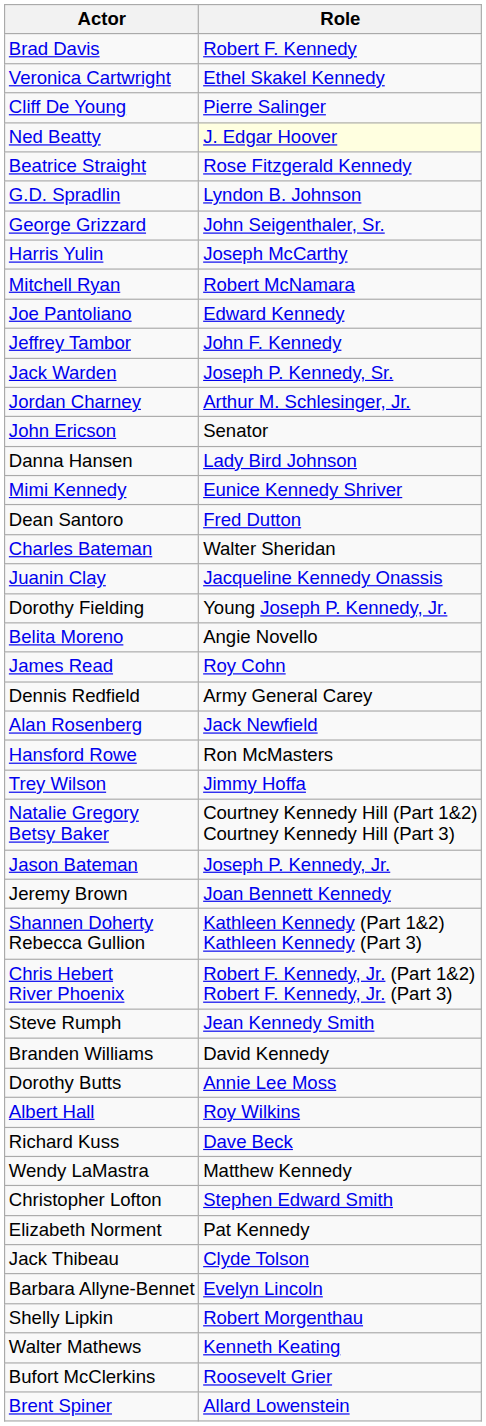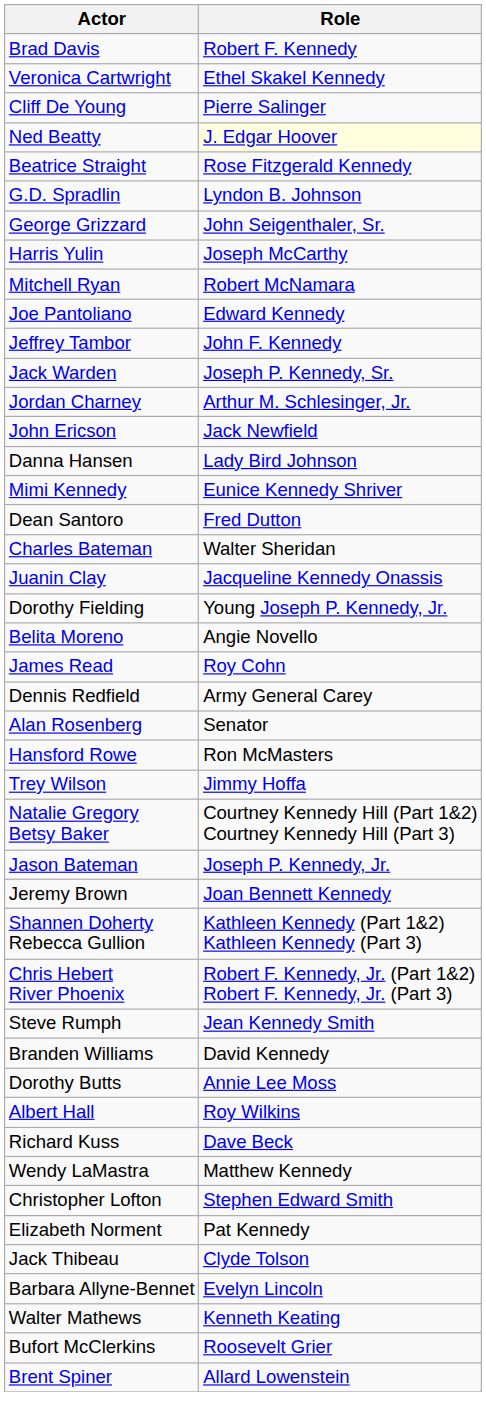(236, 431) Senator -> (260, 431) Jack Newfield
(260, 725) Jack Newfield -> (236, 725) Senator
- row: (61, 1318)
